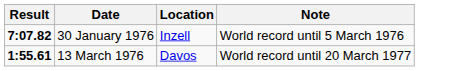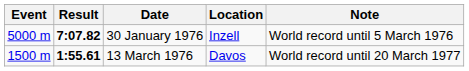+ column: (29, 14)
